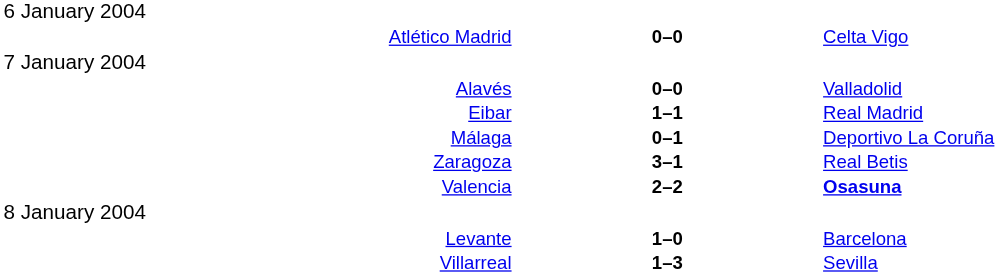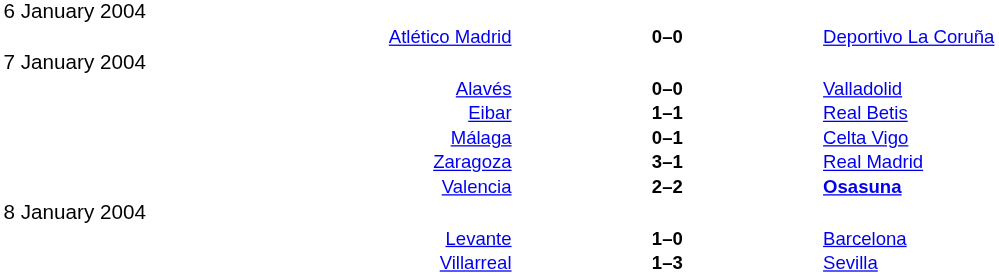(866, 37) Celta Vigo -> (909, 37) Deportivo La Coruña
(873, 113) Real Madrid -> (865, 113) Real Betis
(909, 137) Deportivo La Coruña -> (866, 137) Celta Vigo
(865, 162) Real Betis -> (873, 162) Real Madrid
